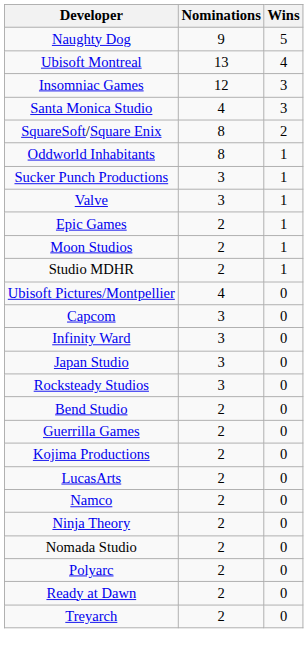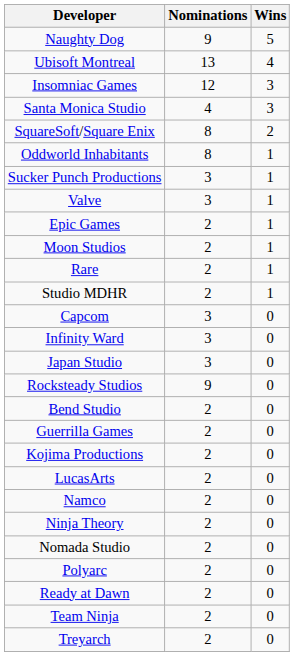+ row: (85, 270)
- row: (91, 293)
(221, 385) 3 -> (208, 385) 9
+ row: (85, 616)
